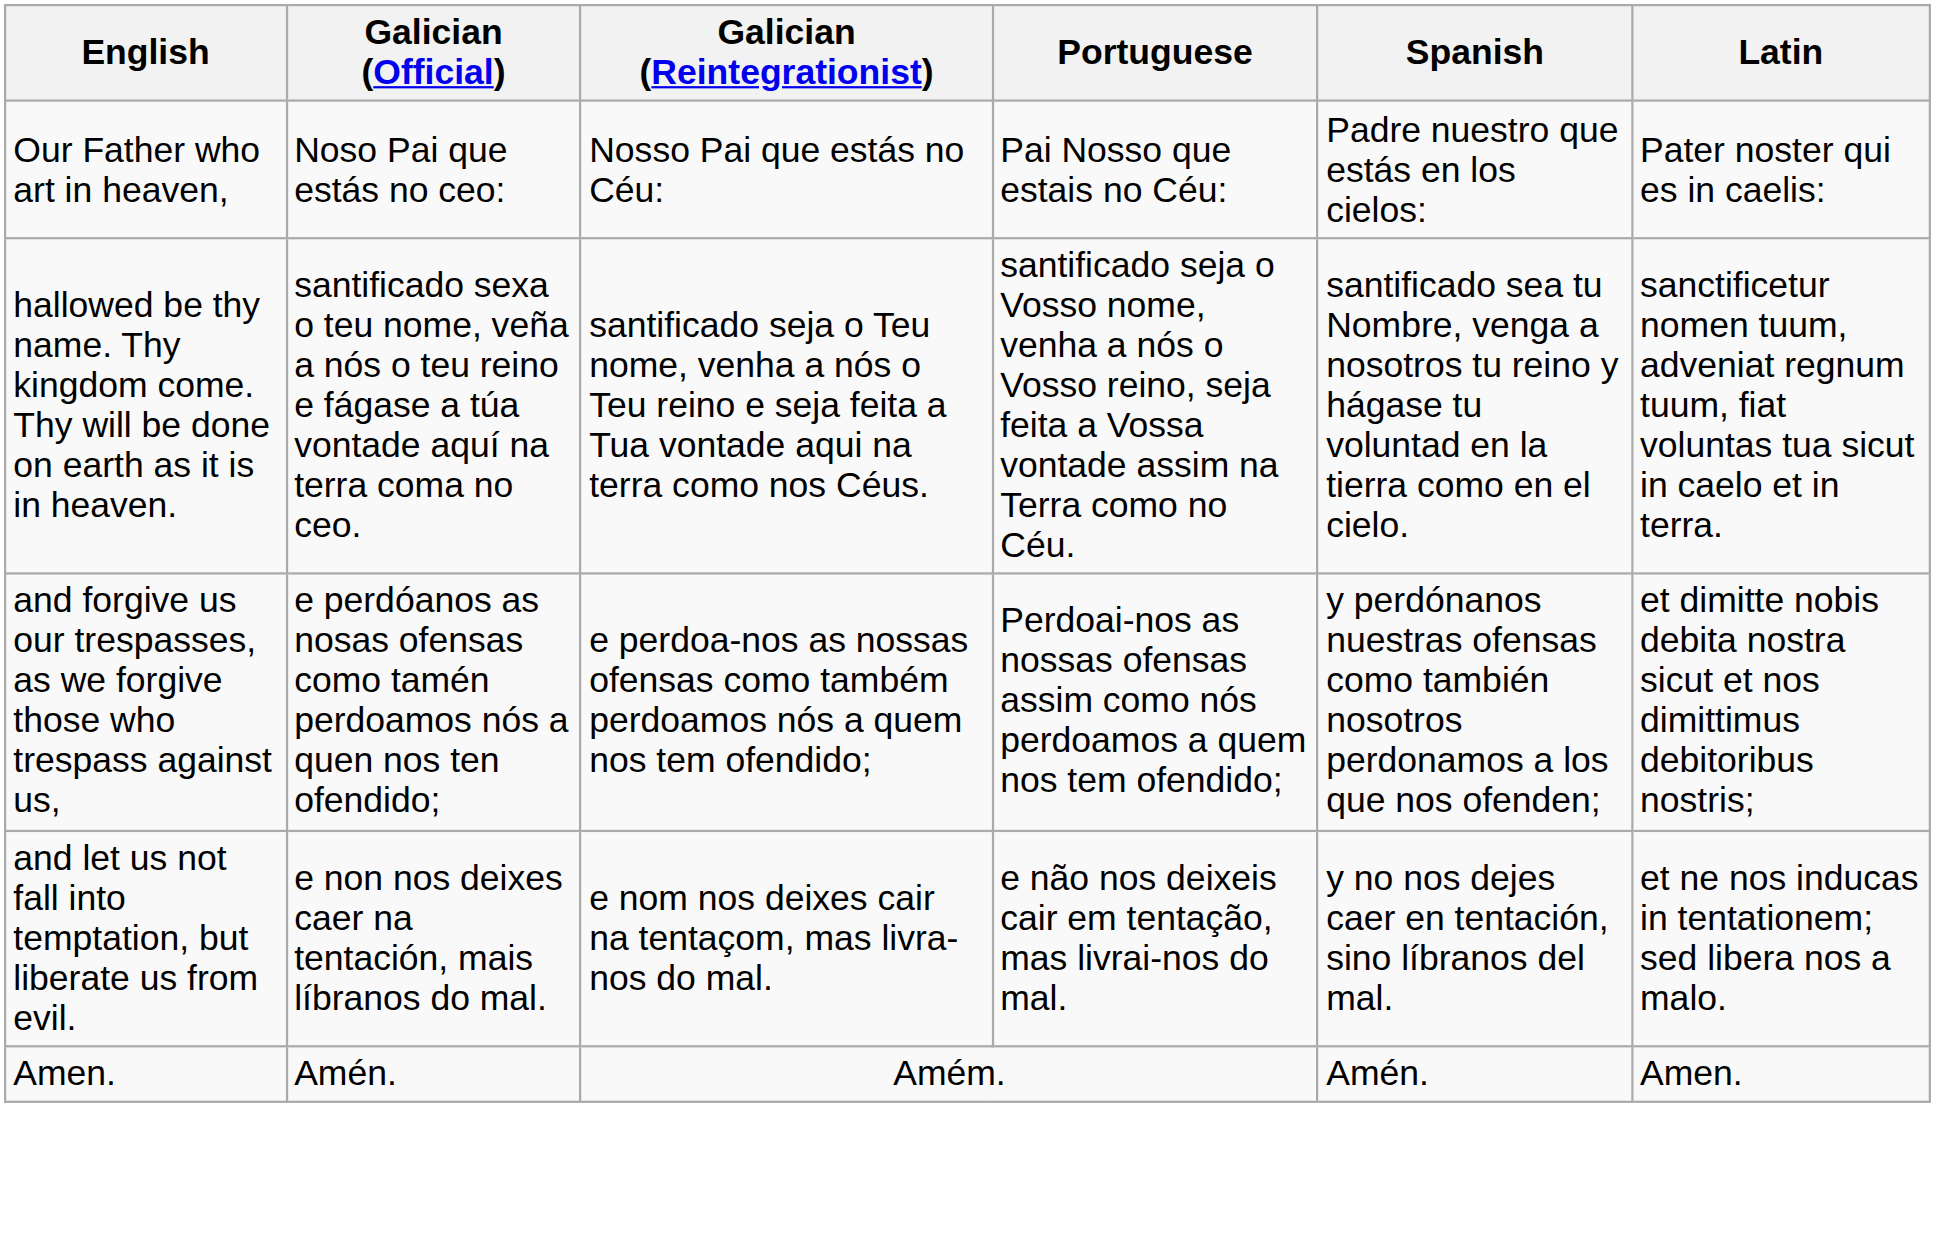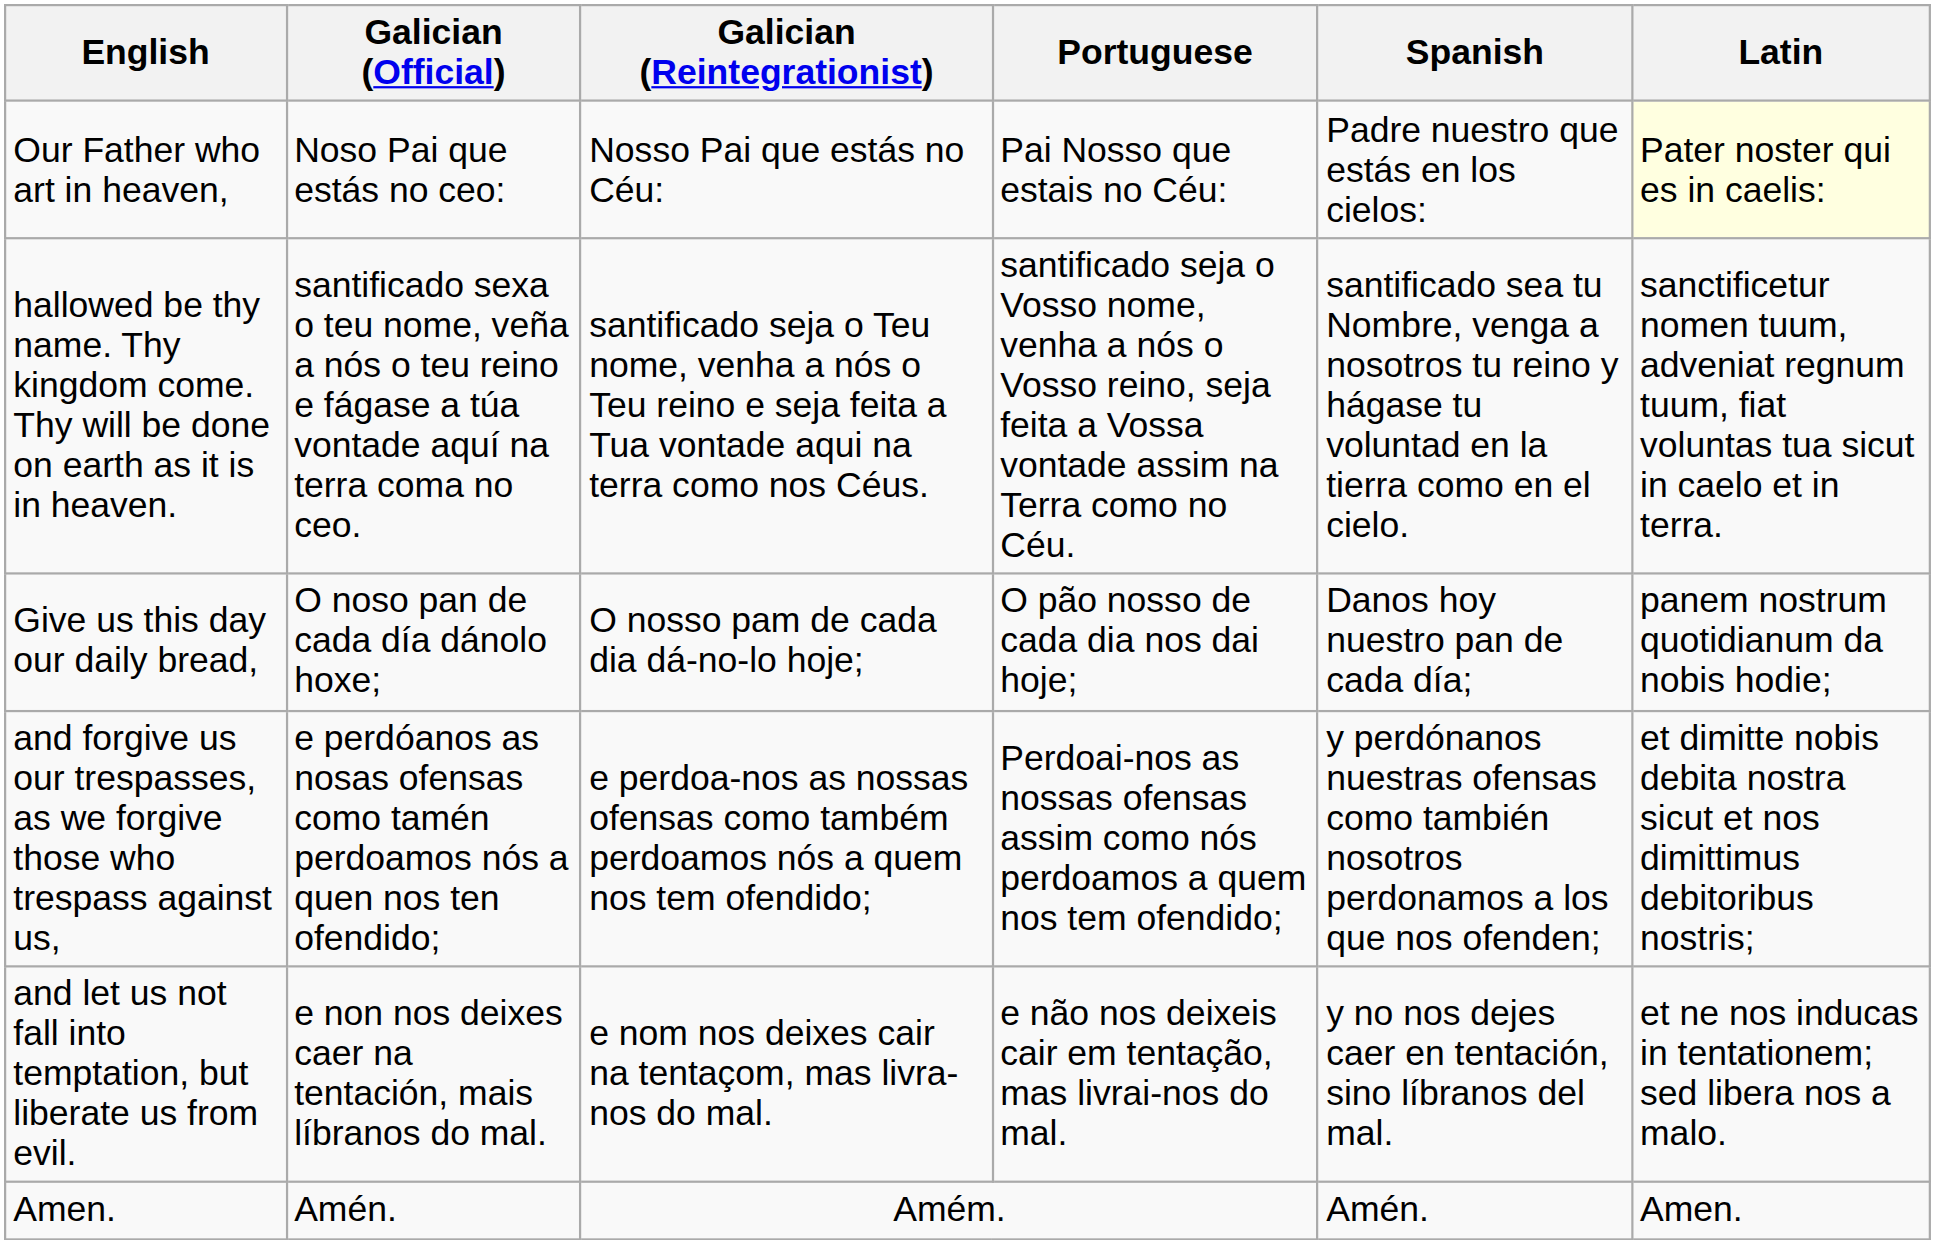(1765, 168) no background -> (1765, 168) lightyellow background
+ row: (140, 641)
